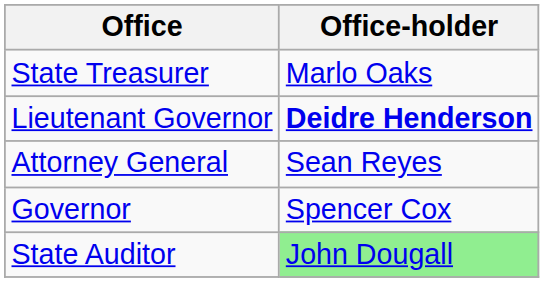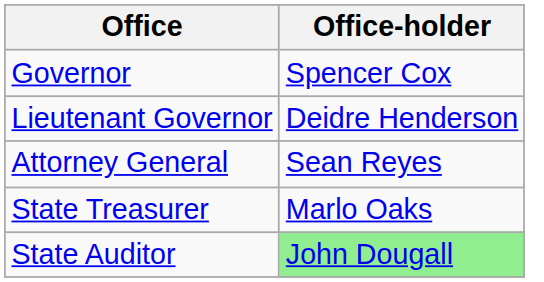rows swapped: (71, 208) <-> (110, 72)
(409, 118) bold -> (402, 118) normal
